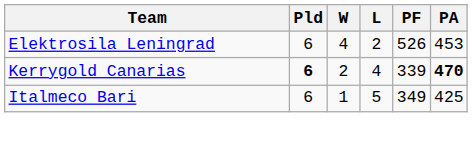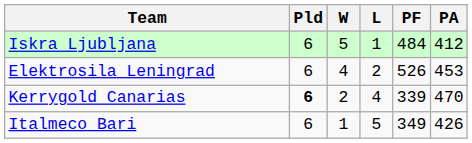+ row: (82, 45)
(449, 71) bold -> (449, 98) normal
(449, 98) 425 -> (449, 125) 426
